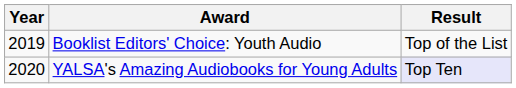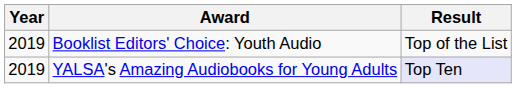(27, 69) 2020 -> (27, 69) 2019
